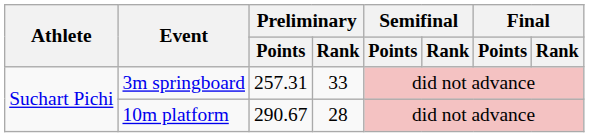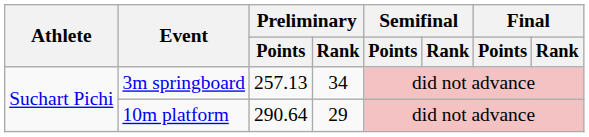(281, 83) 257.31 -> (281, 83) 257.13
(338, 83) 33 -> (338, 83) 34
(281, 115) 290.67 -> (281, 115) 290.64
(338, 115) 28 -> (338, 115) 29
